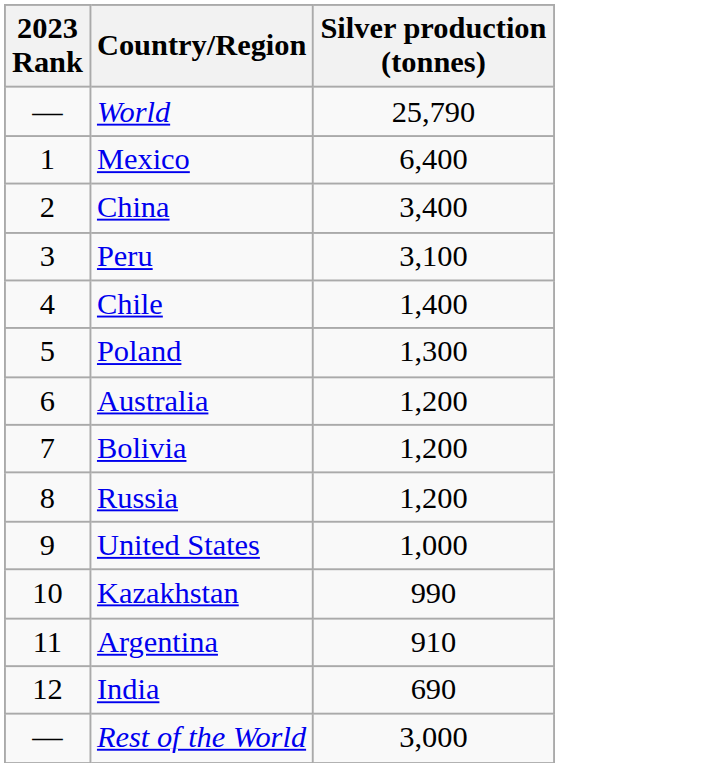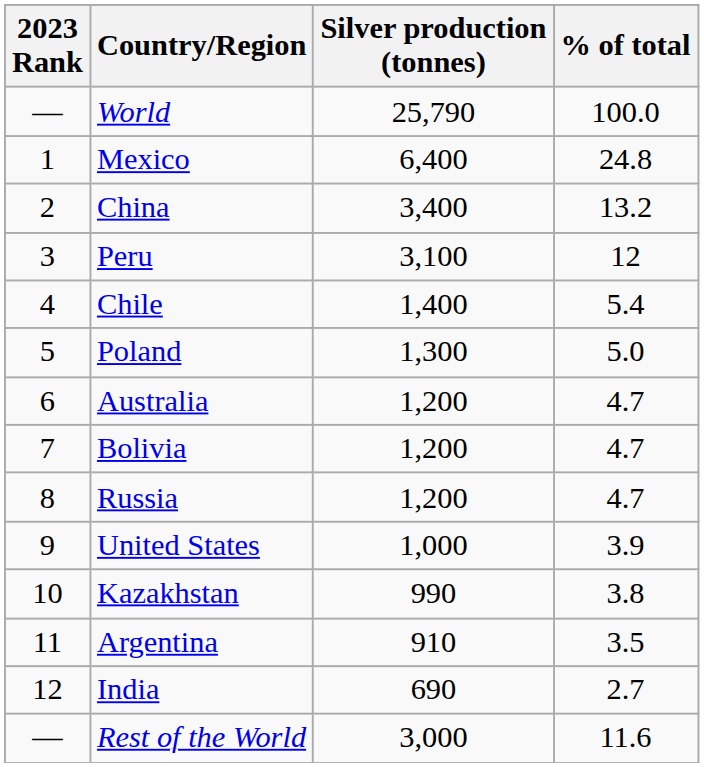+ column: (626, 45)
